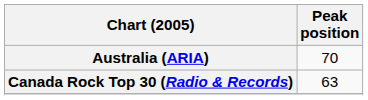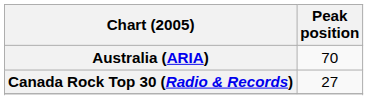(330, 81) 63 -> (330, 81) 27
